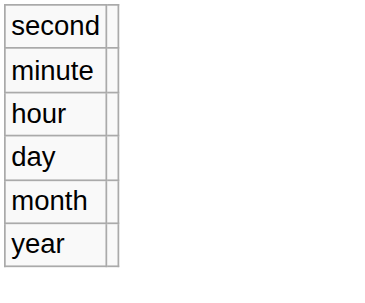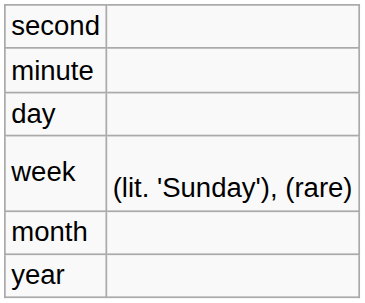- row: (39, 113)
+ row: (43, 172)
